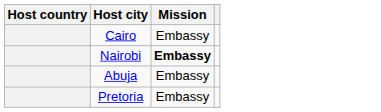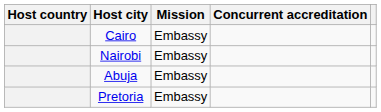+ column: (290, 14)
(182, 55) bold -> (181, 55) normal
